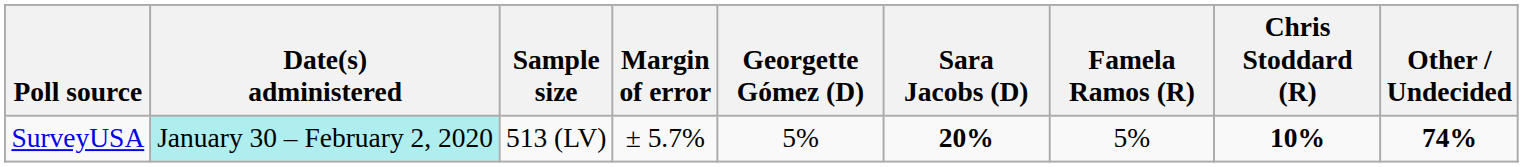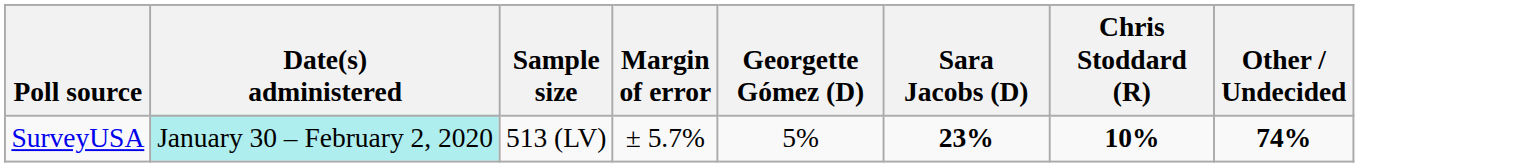- column: (1132, 76)
(966, 137) 20% -> (966, 137) 23%
